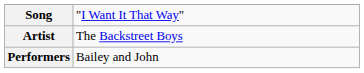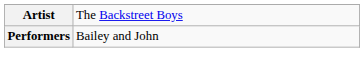- row: (39, 15)
